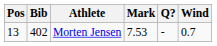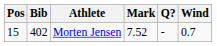(13, 32) 13 -> (13, 32) 15
(137, 32) 7.53 -> (137, 32) 7.52
